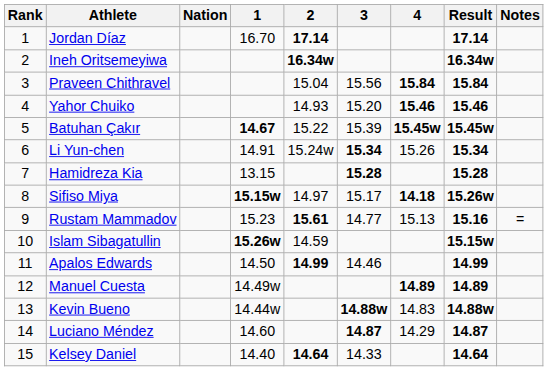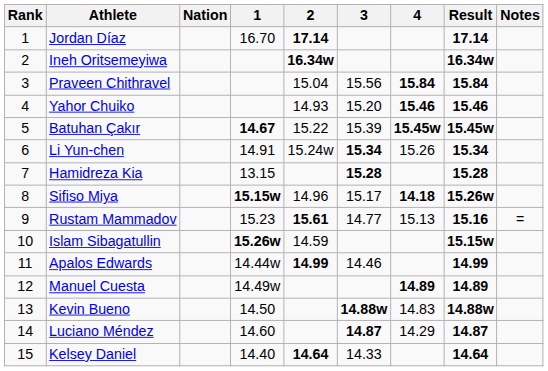(311, 196) 14.97 -> (311, 196) 14.96
(257, 264) 14.50 -> (257, 264) 14.44w
(257, 309) 14.44w -> (257, 309) 14.50
